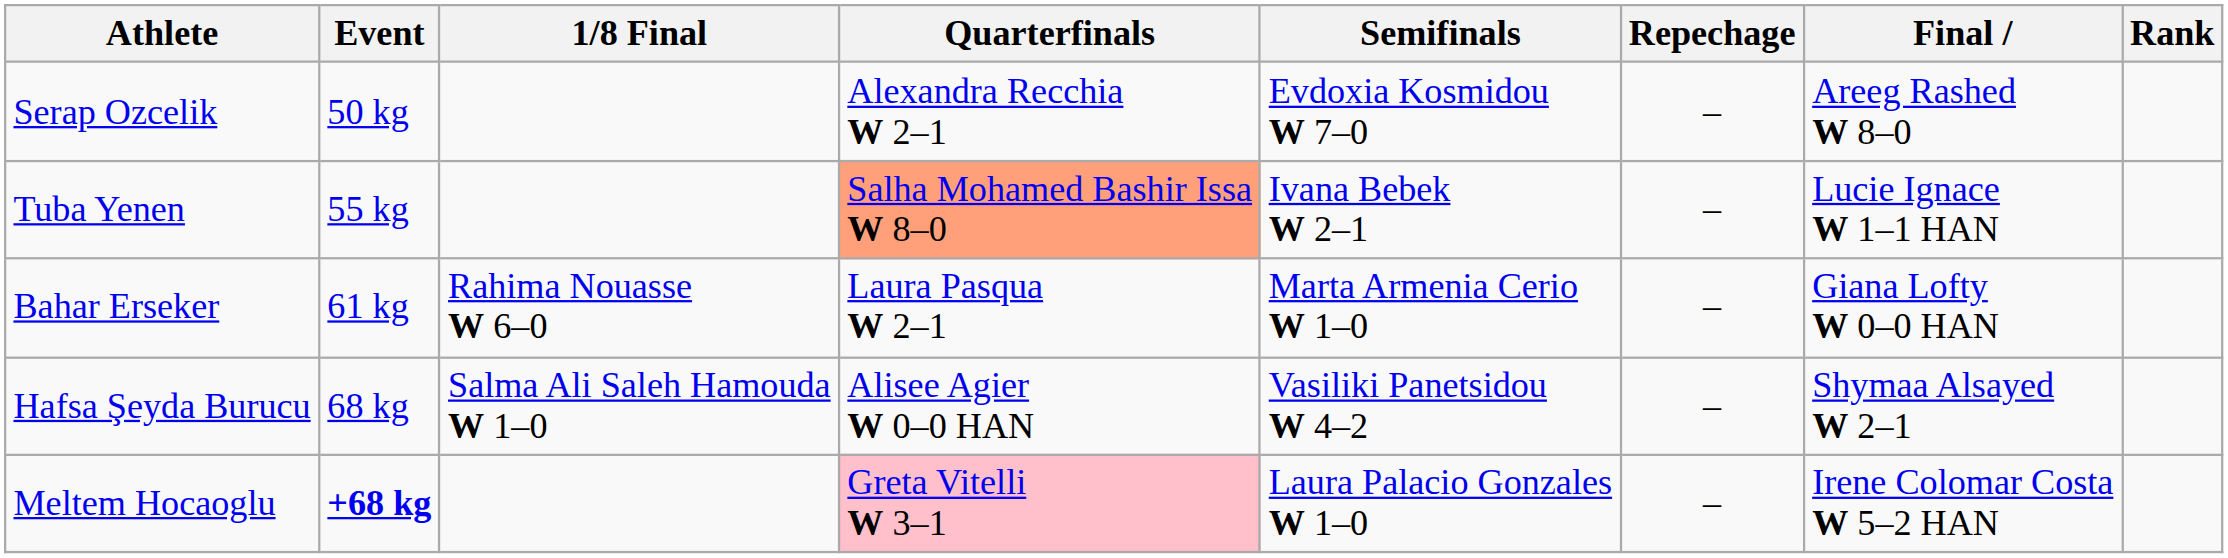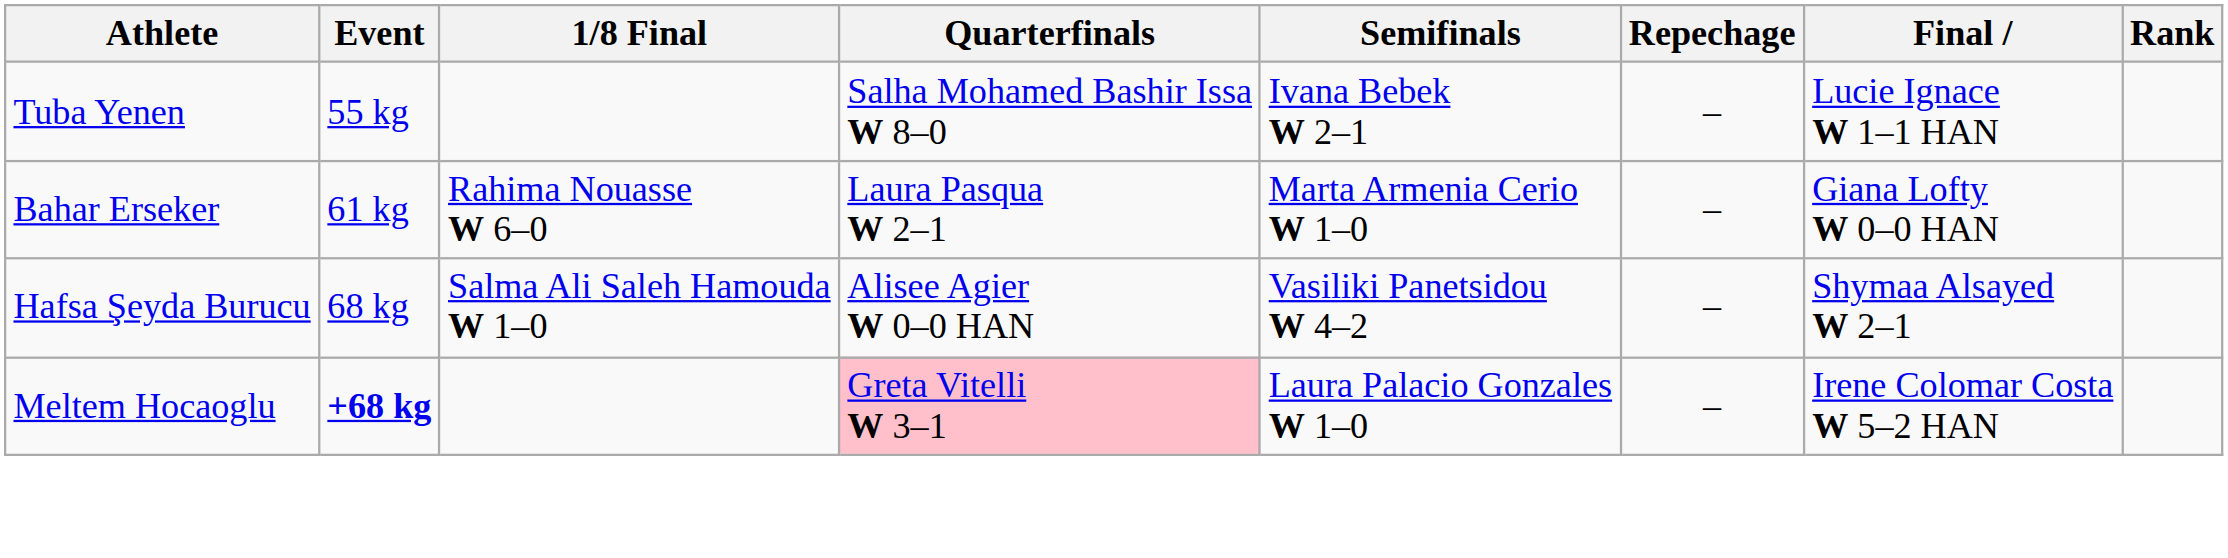- row: (115, 110)
(1050, 208) lightsalmon background -> (1050, 110) no background
